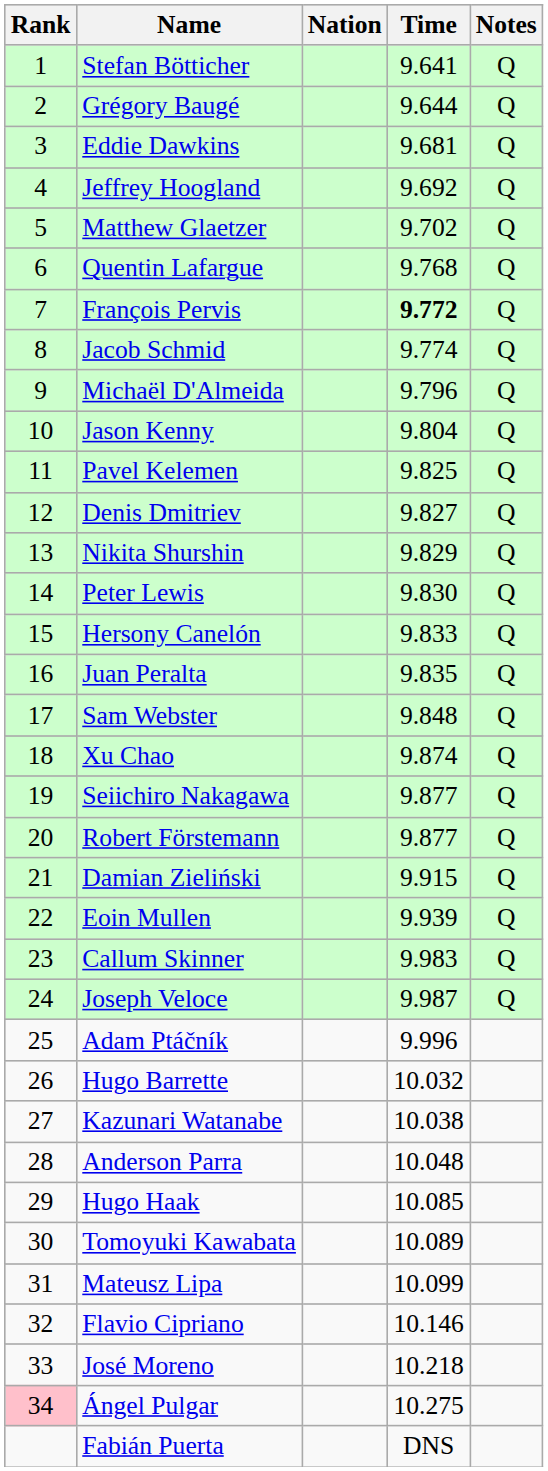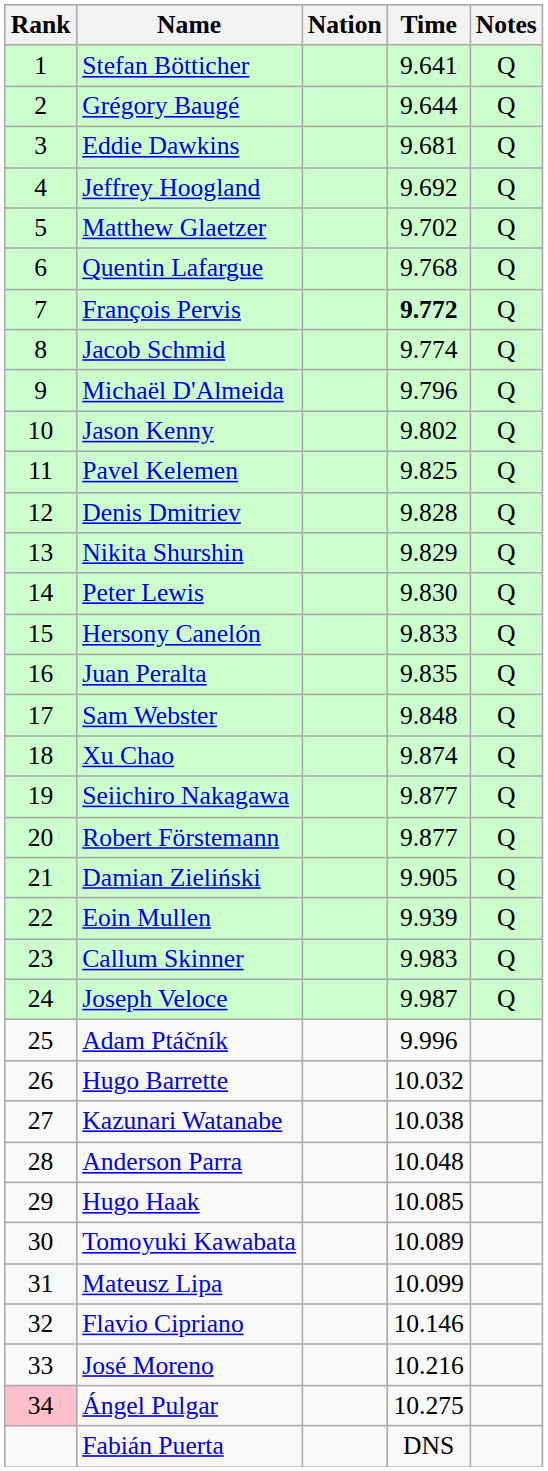(429, 430) 9.804 -> (429, 430) 9.802
(429, 512) 9.827 -> (429, 512) 9.828
(429, 877) 9.915 -> (429, 877) 9.905
(429, 1364) 10.218 -> (429, 1364) 10.216
